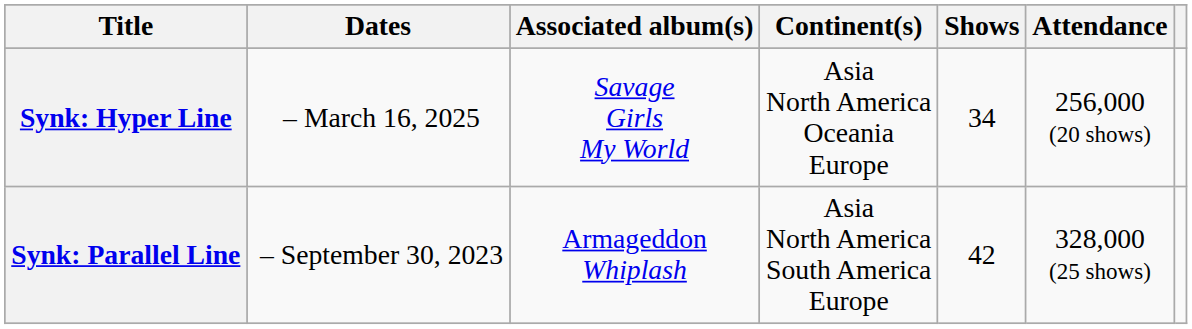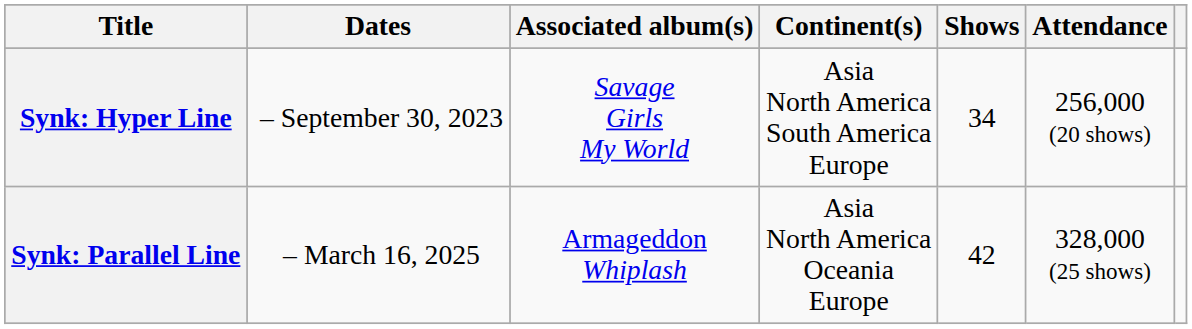(378, 117) – March 16, 2025 -> (378, 117) – September 30, 2023
(849, 117) Asia North America Oceania Europe -> (849, 117) Asia North America South America Europe
(378, 254) – September 30, 2023 -> (378, 254) – March 16, 2025
(849, 254) Asia North America South America Europe -> (849, 254) Asia North America Oceania Europe
